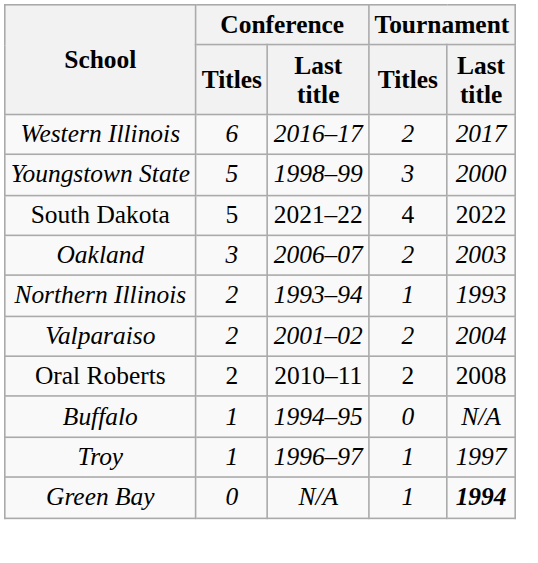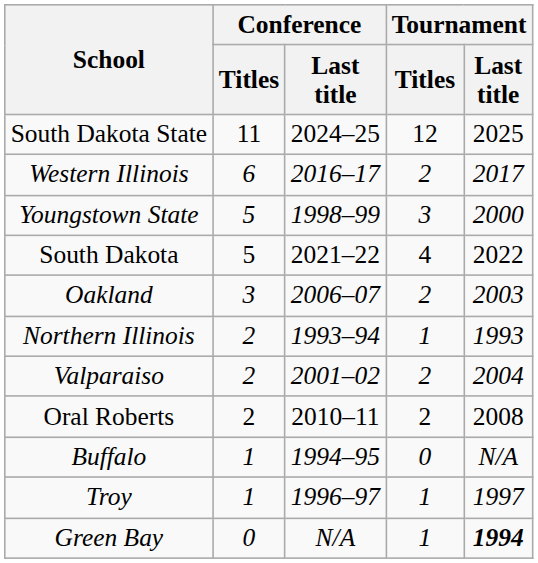+ row: (109, 133)
